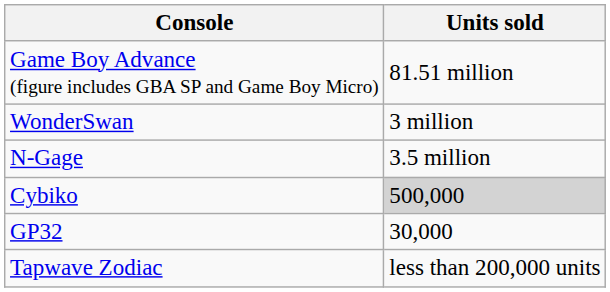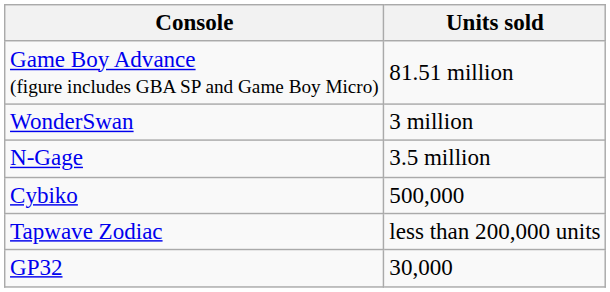(427, 194) lightgrey background -> (427, 194) no background
rows swapped: (86, 267) <-> (36, 231)
